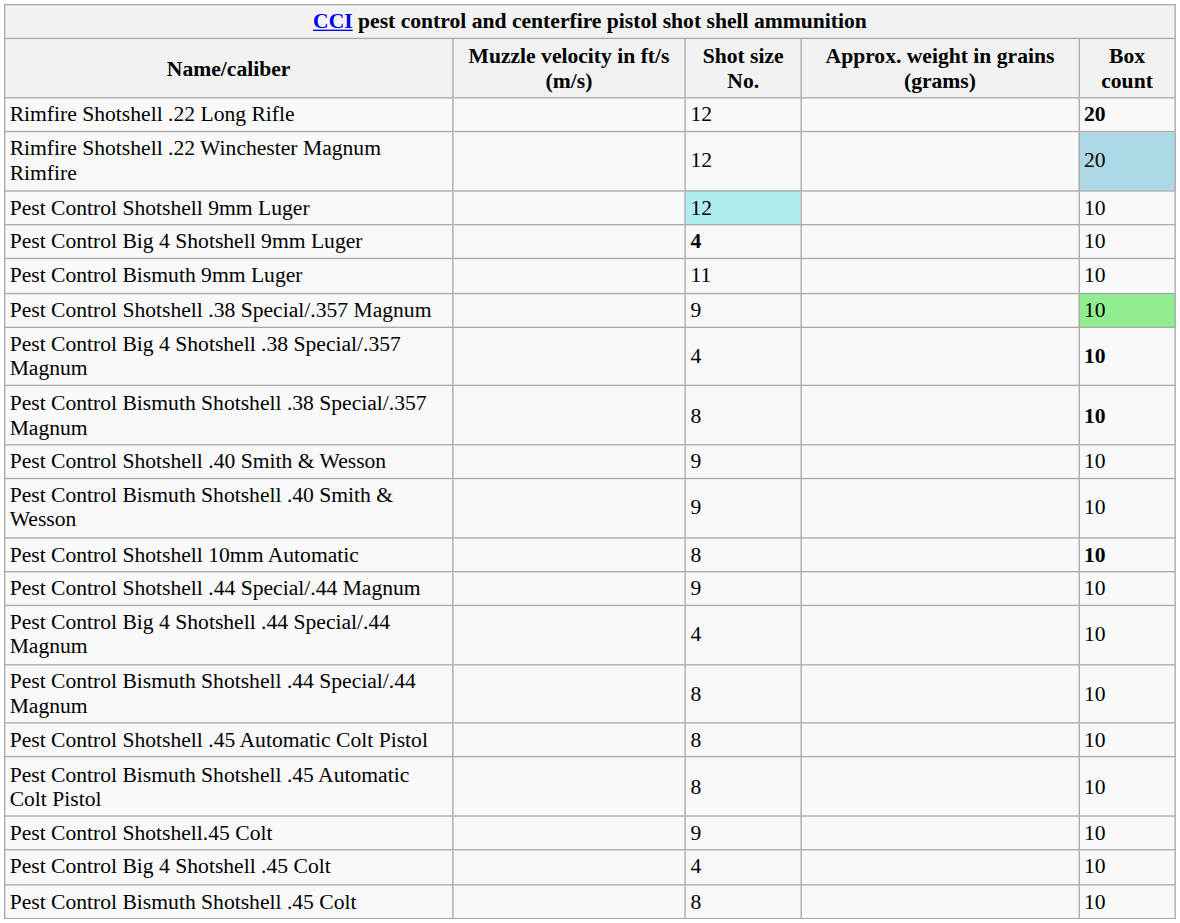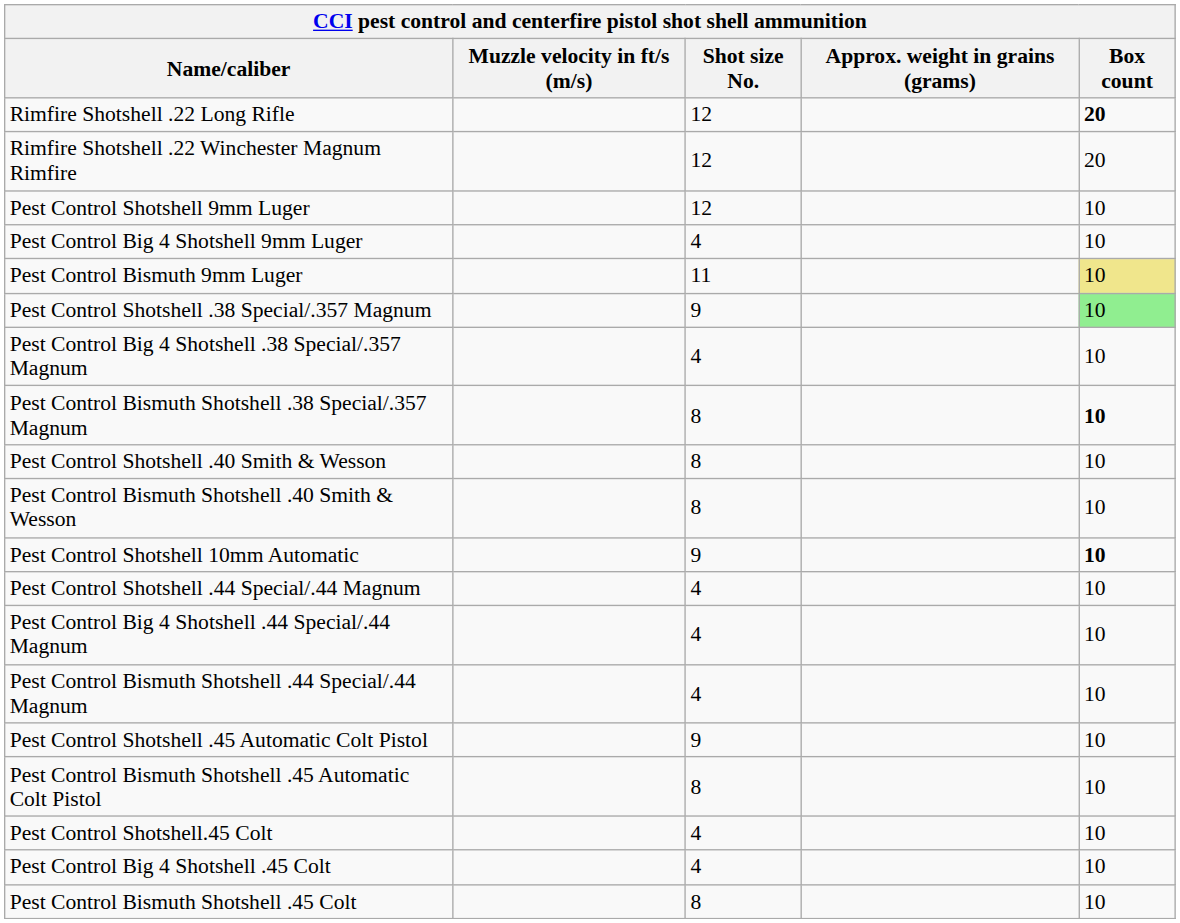(1095, 160) lightblue background -> (1095, 160) no background
(701, 207) paleturquoise background -> (701, 207) no background
(696, 241) bold -> (696, 241) normal
(1095, 275) no background -> (1095, 275) khaki background
(1095, 356) bold -> (1095, 356) normal
(696, 461) 9 -> (696, 461) 8
(696, 507) 9 -> (696, 507) 8
(696, 554) 8 -> (696, 554) 9
(696, 588) 9 -> (696, 588) 4
(696, 693) 8 -> (696, 693) 4
(696, 739) 8 -> (696, 739) 9
(696, 832) 9 -> (696, 832) 4
